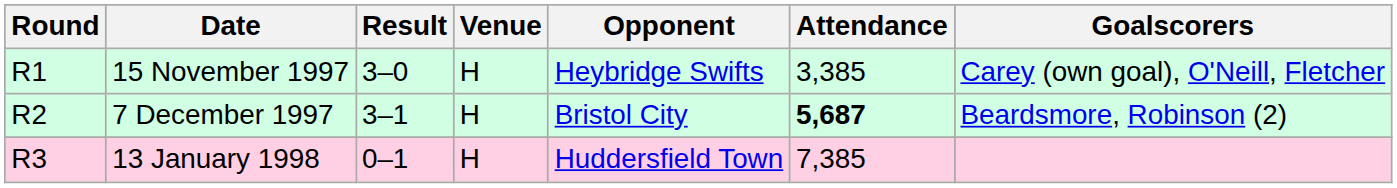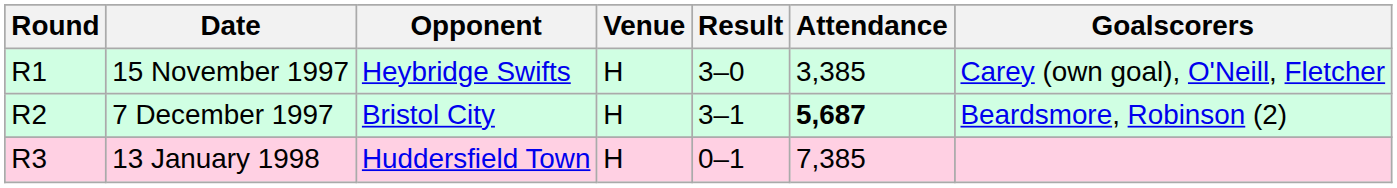columns swapped: (669, 26) <-> (404, 26)
